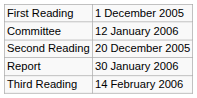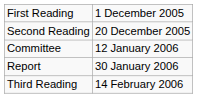rows swapped: (48, 48) <-> (34, 31)
